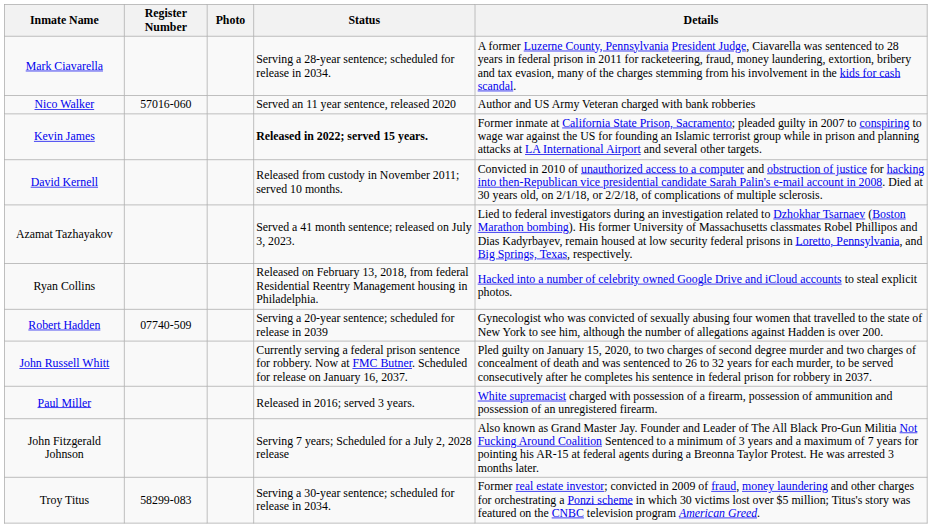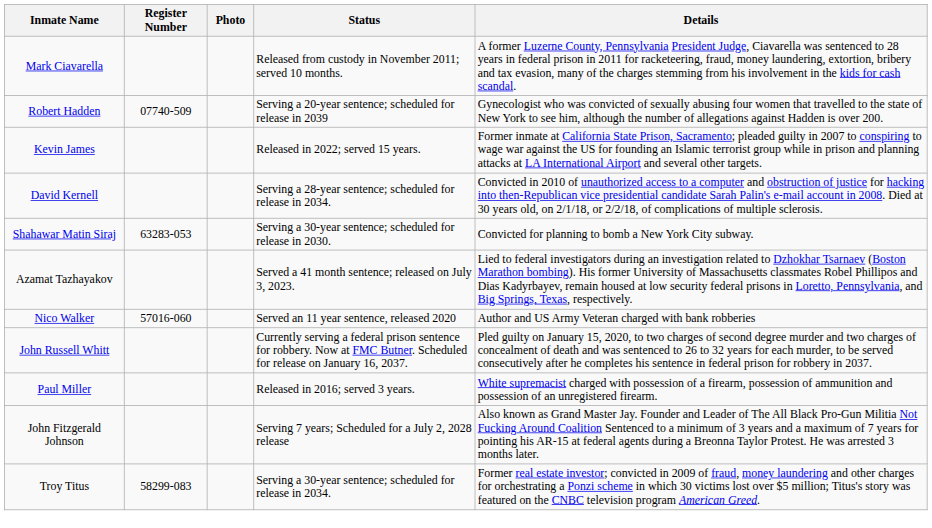(355, 65) Serving a 28-year sentence; scheduled for release in 2034. -> (358, 65) Released from custody in November 2011; served 10 months.
rows swapped: (64, 325) <-> (64, 104)
(342, 136) bold -> (338, 150) normal
(358, 182) Released from custody in November 2011; served 10 months. -> (355, 195) Serving a 28-year sentence; scheduled for release in 2034.
+ row: (64, 234)
- row: (64, 286)
